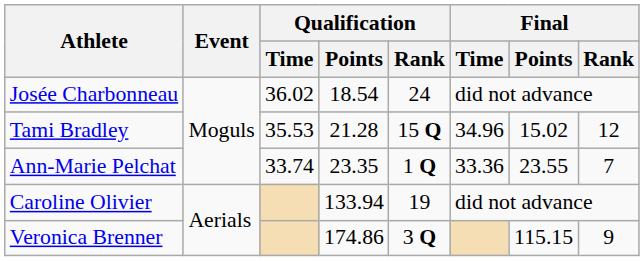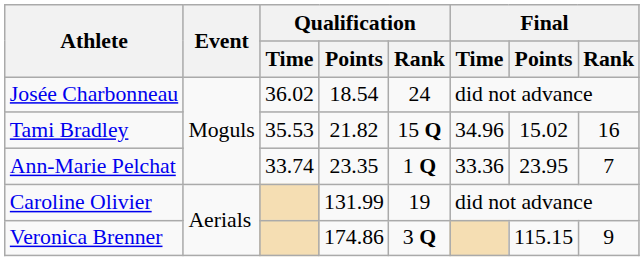(354, 130) 21.28 -> (354, 130) 21.82
(609, 130) 12 -> (609, 130) 16
(544, 166) 23.55 -> (544, 166) 23.95
(354, 202) 133.94 -> (354, 202) 131.99
